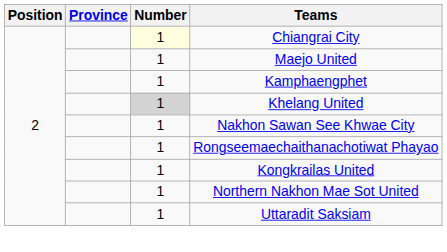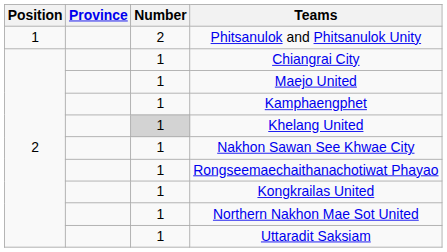+ row: (316, 37)
(160, 37) lightyellow background -> (160, 59) no background
